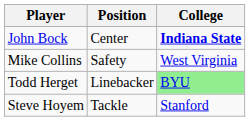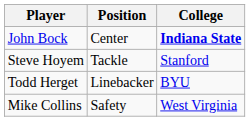rows swapped: (45, 60) <-> (46, 104)
(175, 82) lightgreen background -> (175, 82) no background
